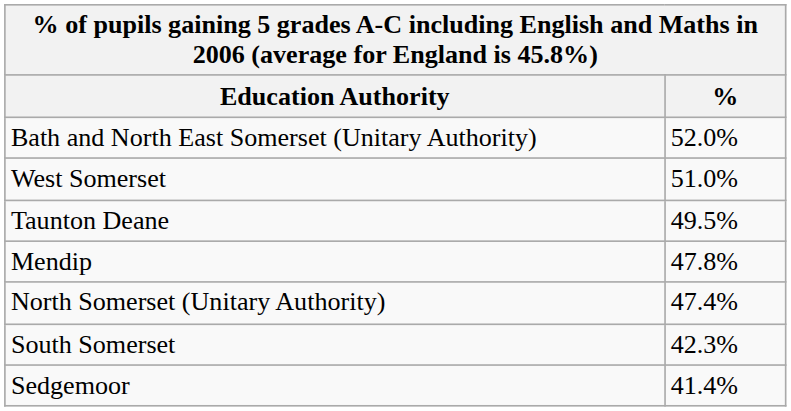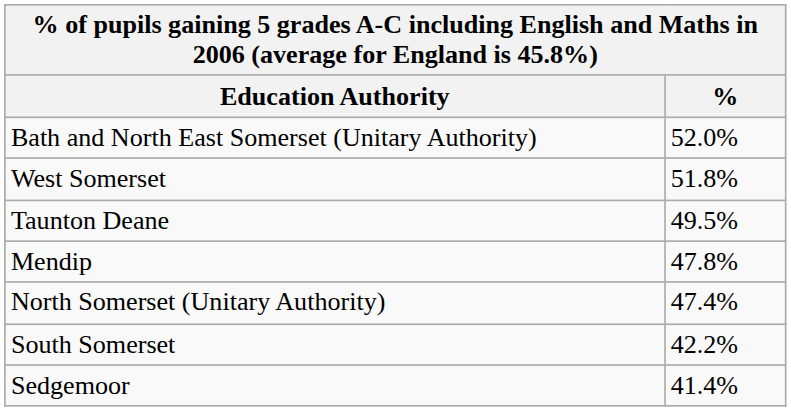(704, 178) 51.0% -> (704, 178) 51.8%
(704, 344) 42.3% -> (704, 344) 42.2%
